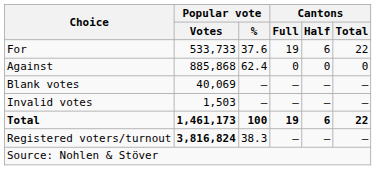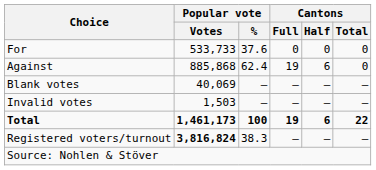(292, 49) 19 -> (295, 49) 0
(327, 49) 6 -> (327, 49) 0
(362, 49) 22 -> (365, 49) 0
(295, 67) 0 -> (292, 67) 19
(327, 67) 0 -> (327, 67) 6
